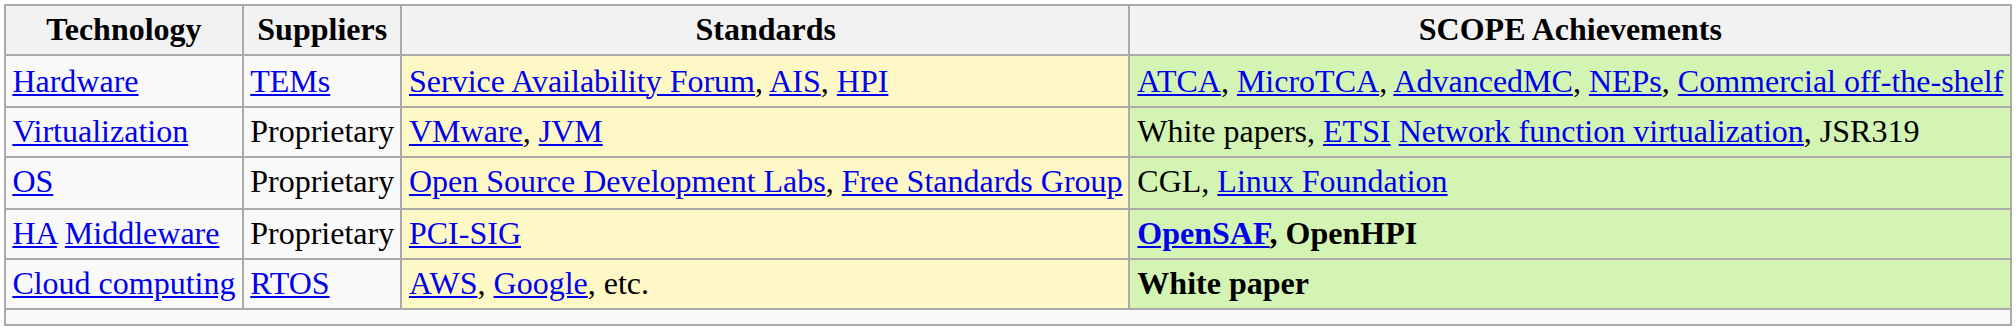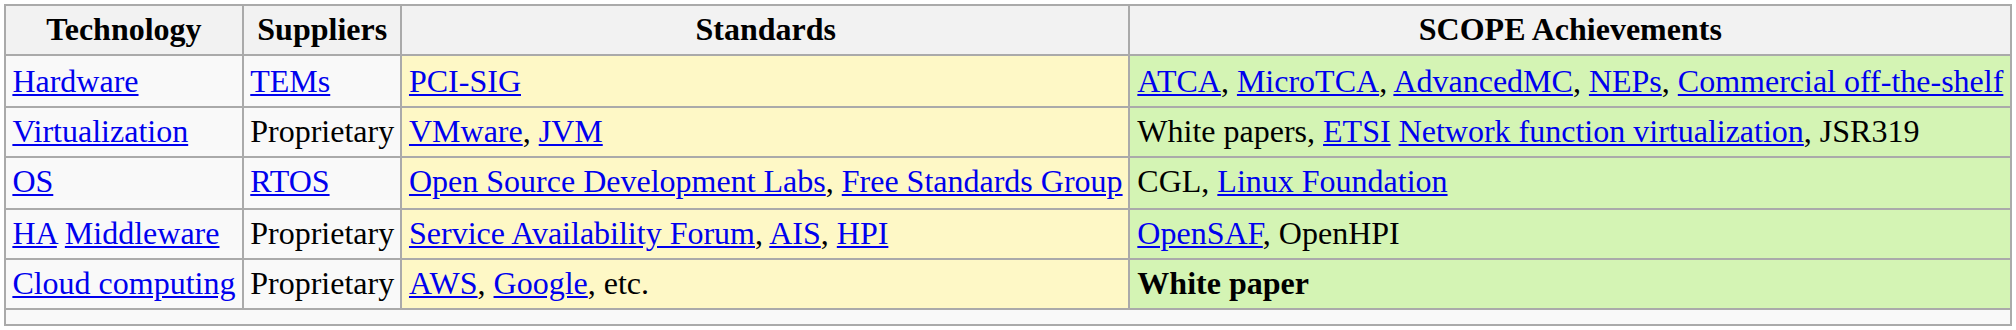(649, 80) Service Availability Forum, AIS, HPI -> (465, 80) PCI-SIG
(322, 182) Proprietary -> (290, 182) RTOS
(465, 232) PCI-SIG -> (649, 232) Service Availability Forum, AIS, HPI
(1277, 232) bold -> (1269, 232) normal
(290, 283) RTOS -> (322, 283) Proprietary
